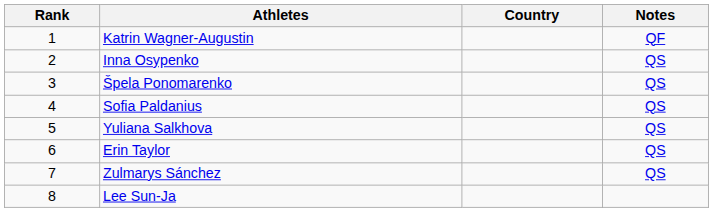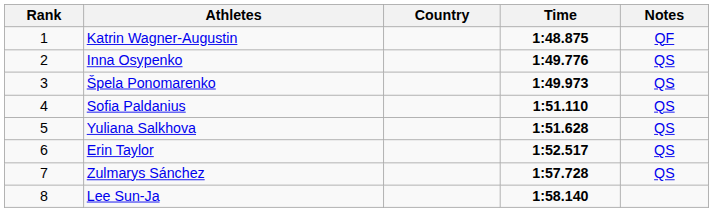+ column: (560, 15)
